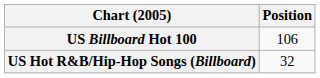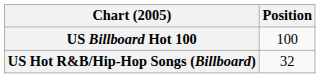(287, 38) 106 -> (287, 38) 100
